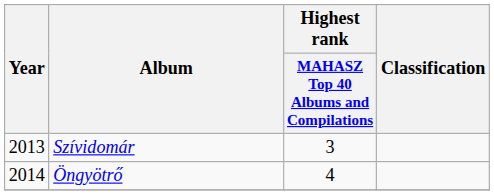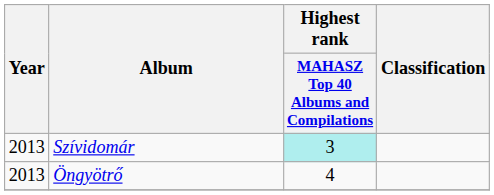(330, 147) no background -> (330, 147) paleturquoise background
(27, 175) 2014 -> (27, 175) 2013
